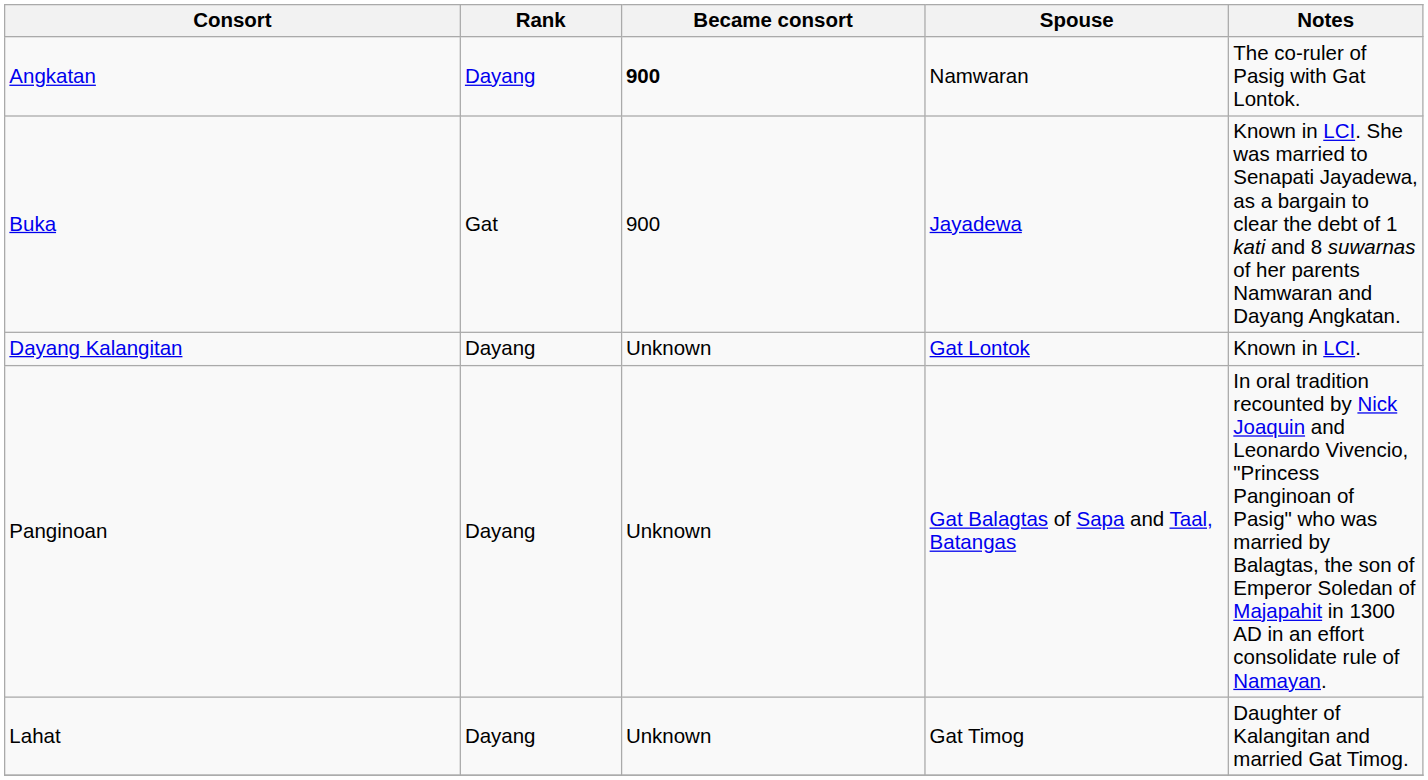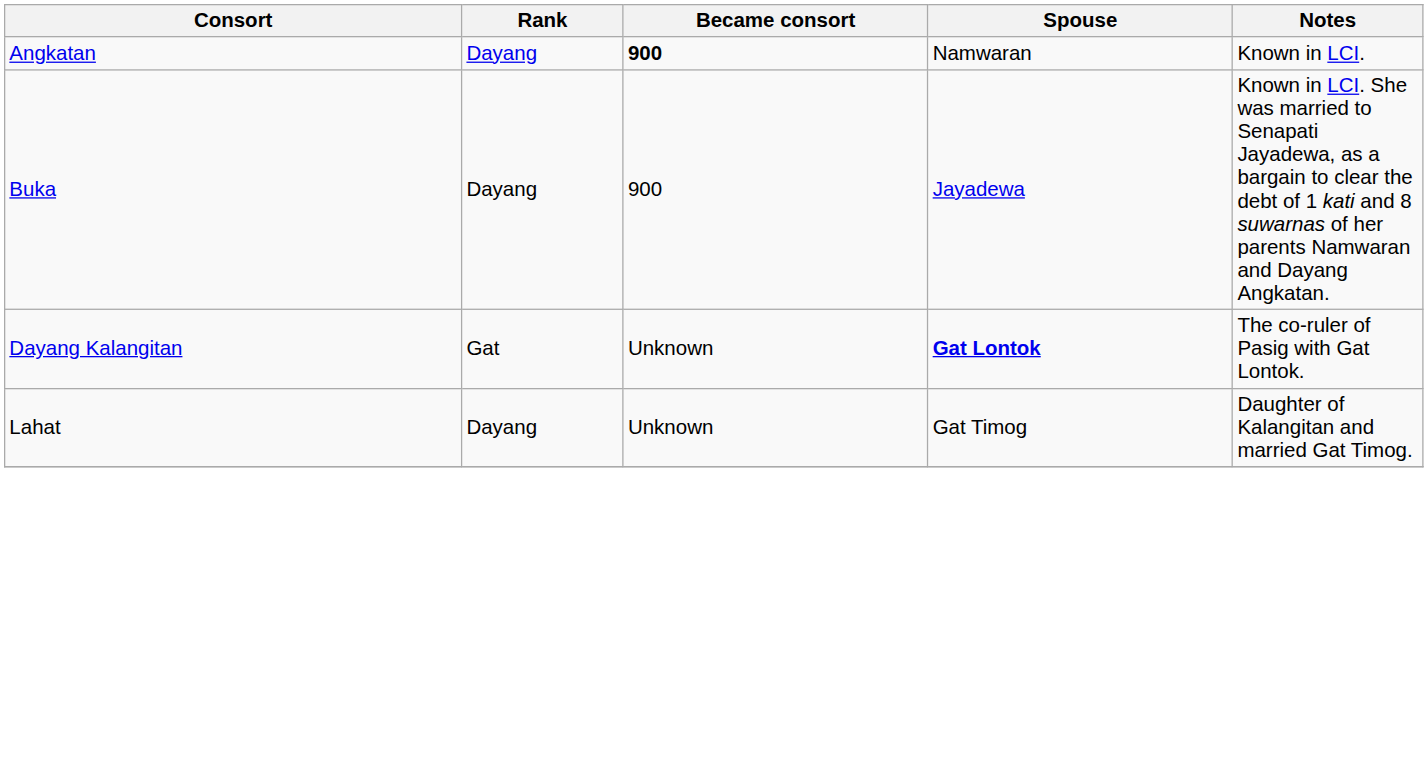(1300, 76) The co-ruler of Pasig with Gat Lontok. -> (1301, 53) Known in LCI.
(481, 223) Gat -> (502, 189) Dayang
(500, 348) Dayang -> (483, 348) Gat
(980, 348) normal -> (987, 348) bold
(1297, 348) Known in LCI. -> (1304, 348) The co-ruler of Pasig with Gat Lontok.
- row: (58, 530)
